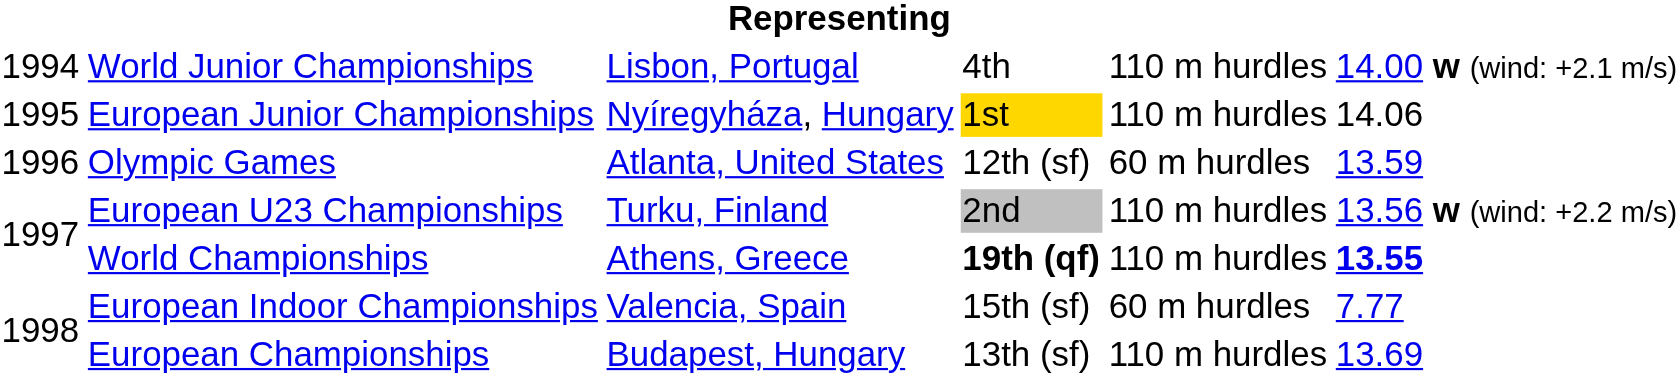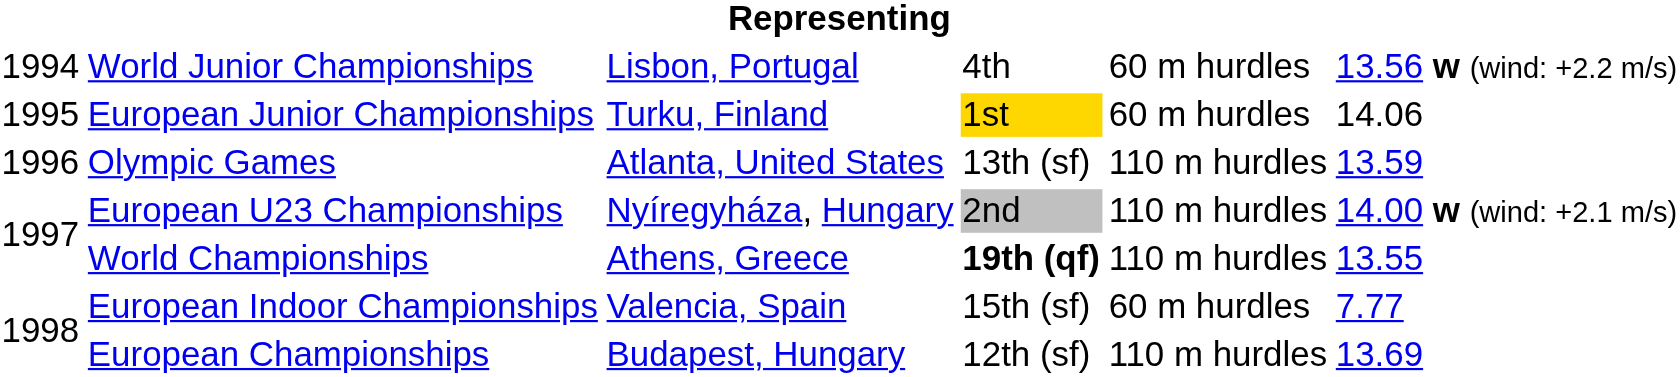(1218, 66) 110 m hurdles -> (1209, 66) 60 m hurdles
(1506, 66) 14.00 w (wind: +2.1 m/s) -> (1506, 66) 13.56 w (wind: +2.2 m/s)
(780, 114) Nyíregyháza, Hungary -> (717, 114) Turku, Finland
(1218, 114) 110 m hurdles -> (1209, 114) 60 m hurdles
(1026, 162) 12th (sf) -> (1026, 162) 13th (sf)
(1209, 162) 60 m hurdles -> (1218, 162) 110 m hurdles
(717, 210) Turku, Finland -> (780, 210) Nyíregyháza, Hungary
(1506, 210) 13.56 w (wind: +2.2 m/s) -> (1506, 210) 14.00 w (wind: +2.1 m/s)
(1379, 258) bold -> (1379, 258) normal
(1026, 354) 13th (sf) -> (1026, 354) 12th (sf)
